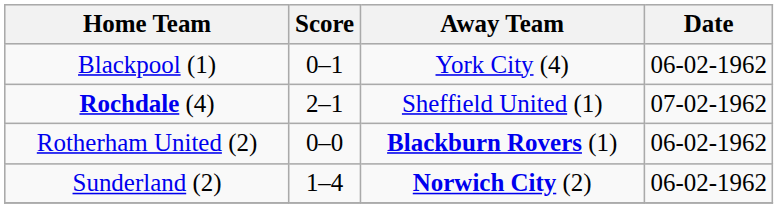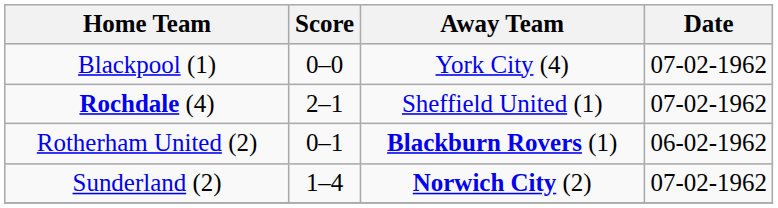(325, 63) 0–1 -> (325, 63) 0–0
(709, 63) 06-02-1962 -> (709, 63) 07-02-1962
(325, 143) 0–0 -> (325, 143) 0–1
(709, 182) 06-02-1962 -> (709, 182) 07-02-1962
